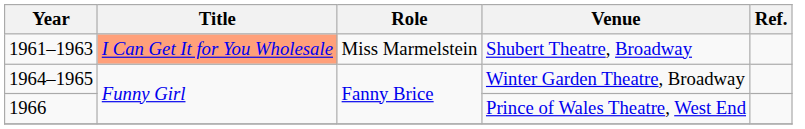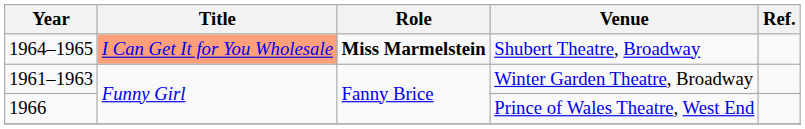(51, 49) 1961–1963 -> (51, 49) 1964–1965
(409, 49) normal -> (414, 49) bold
(51, 78) 1964–1965 -> (51, 78) 1961–1963
